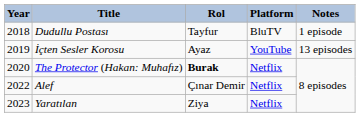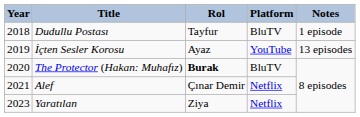(266, 67) Netflix -> (266, 67) BluTV
(18, 85) 2022 -> (18, 85) 2021
